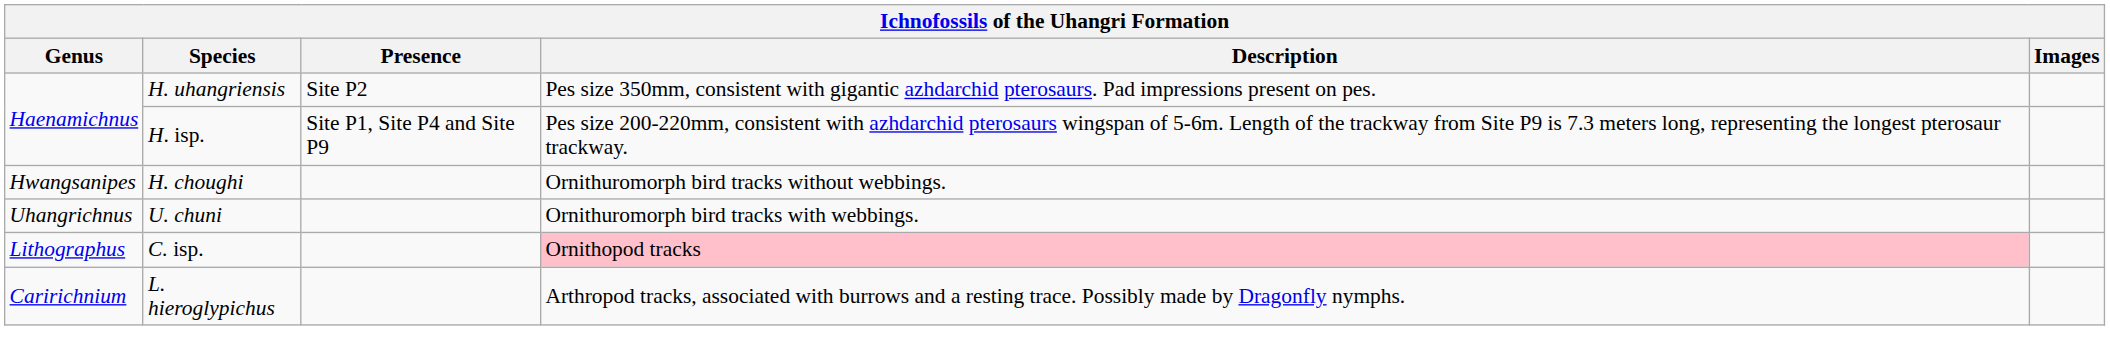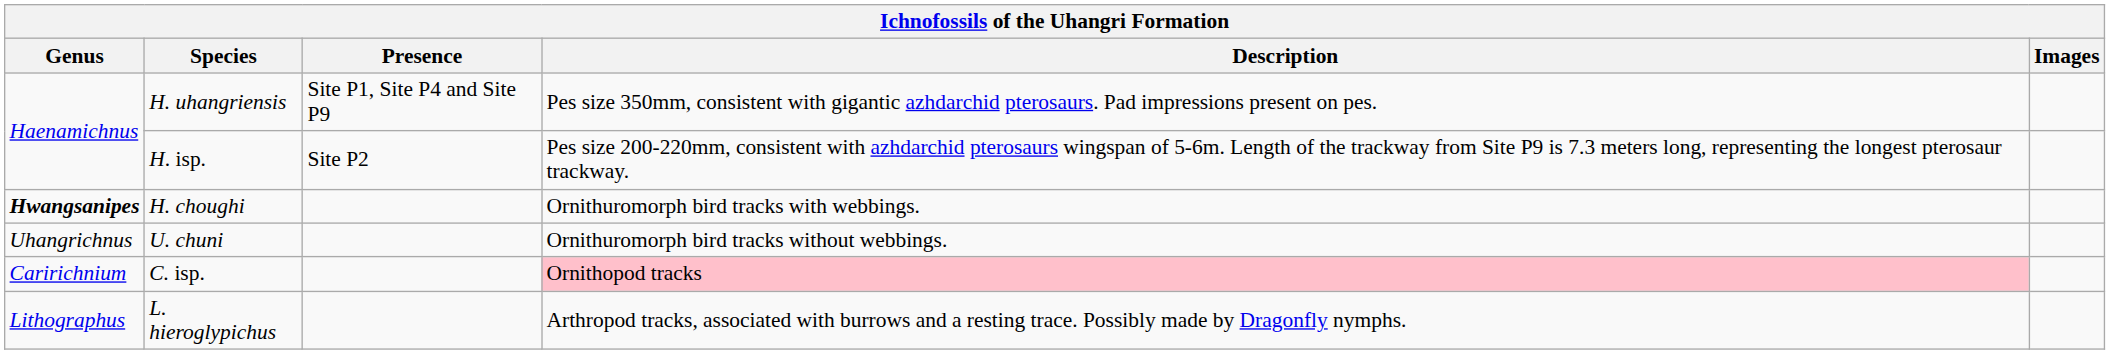(337, 89) Site P2 -> (412, 101) Site P1, Site P4 and Site P9
(410, 135) Site P1, Site P4 and Site P9 -> (338, 159) Site P2
(73, 181) normal -> (75, 205) bold
(746, 181) Ornithuromorph bird tracks without webbings. -> (733, 205) Ornithuromorph bird tracks with webbings.
(732, 215) Ornithuromorph bird tracks with webbings. -> (747, 239) Ornithuromorph bird tracks without webbings.
(67, 249) Lithographus -> (68, 273) Caririchnium
(68, 295) Caririchnium -> (67, 319) Lithographus
